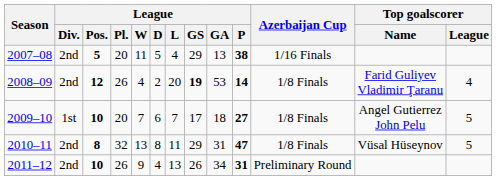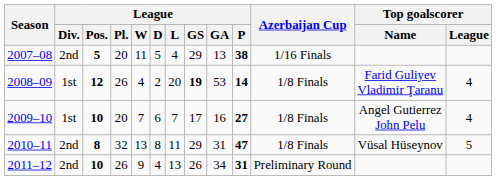(69, 82) 2nd -> (69, 82) 1st
(220, 117) 18 -> (220, 117) 16
(469, 117) 5 -> (469, 117) 4
